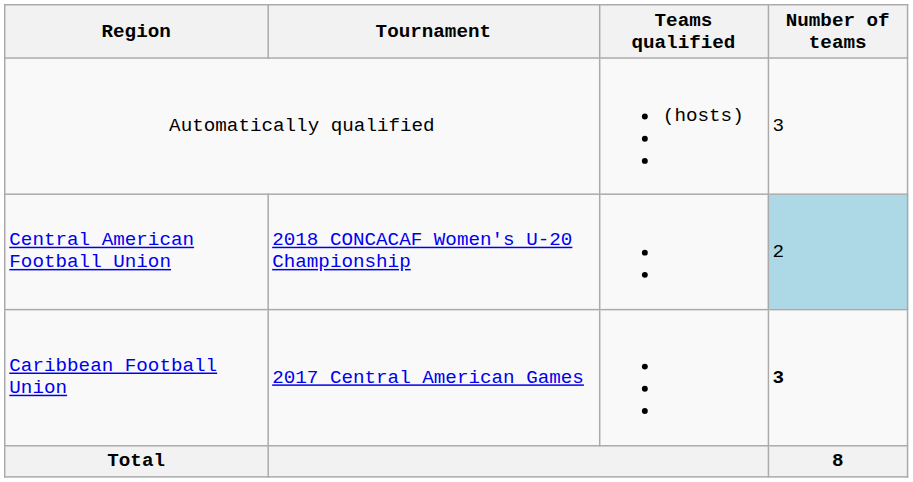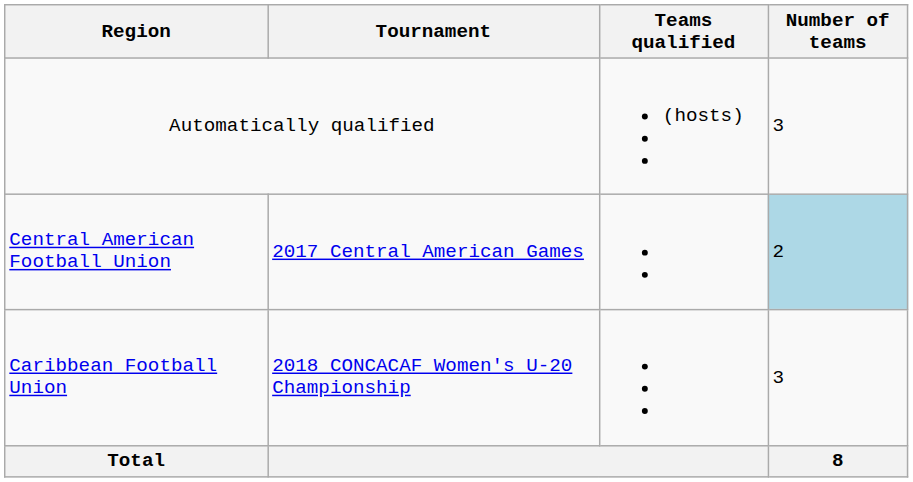(422, 252) 2018 CONCACAF Women's U-20 Championship -> (428, 252) 2017 Central American Games
(428, 377) 2017 Central American Games -> (422, 377) 2018 CONCACAF Women's U-20 Championship
(778, 377) bold -> (778, 377) normal
